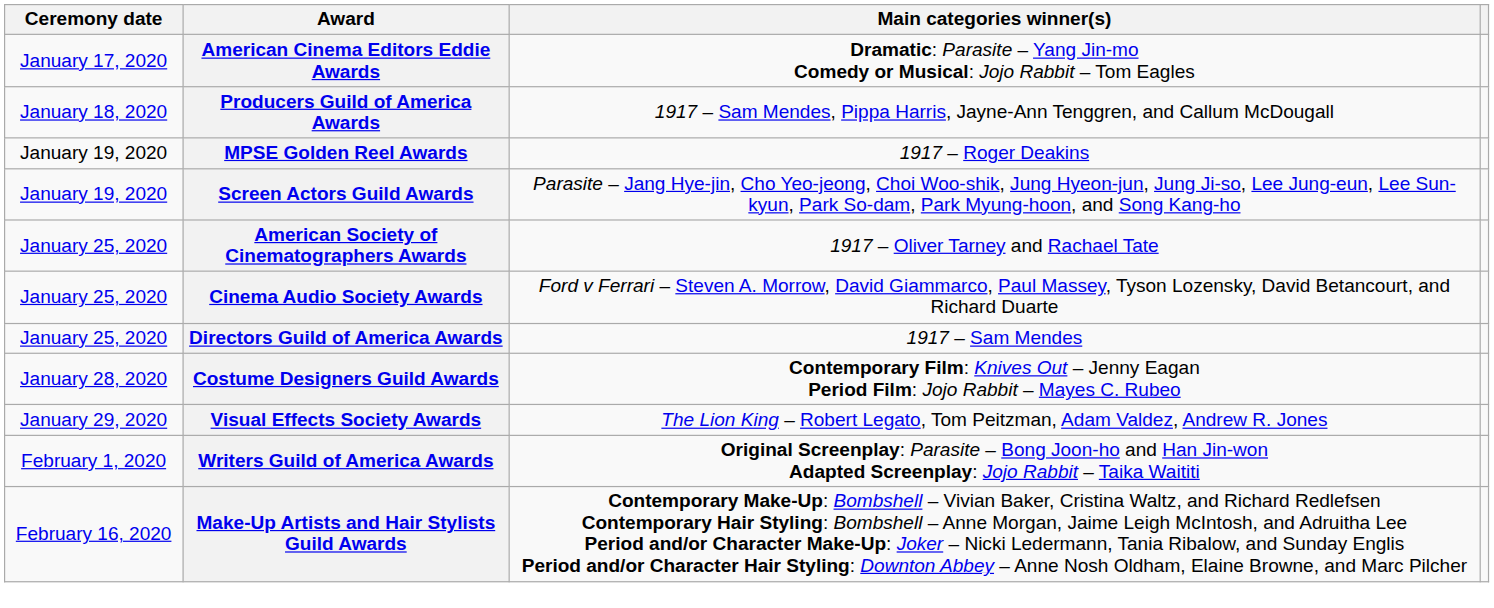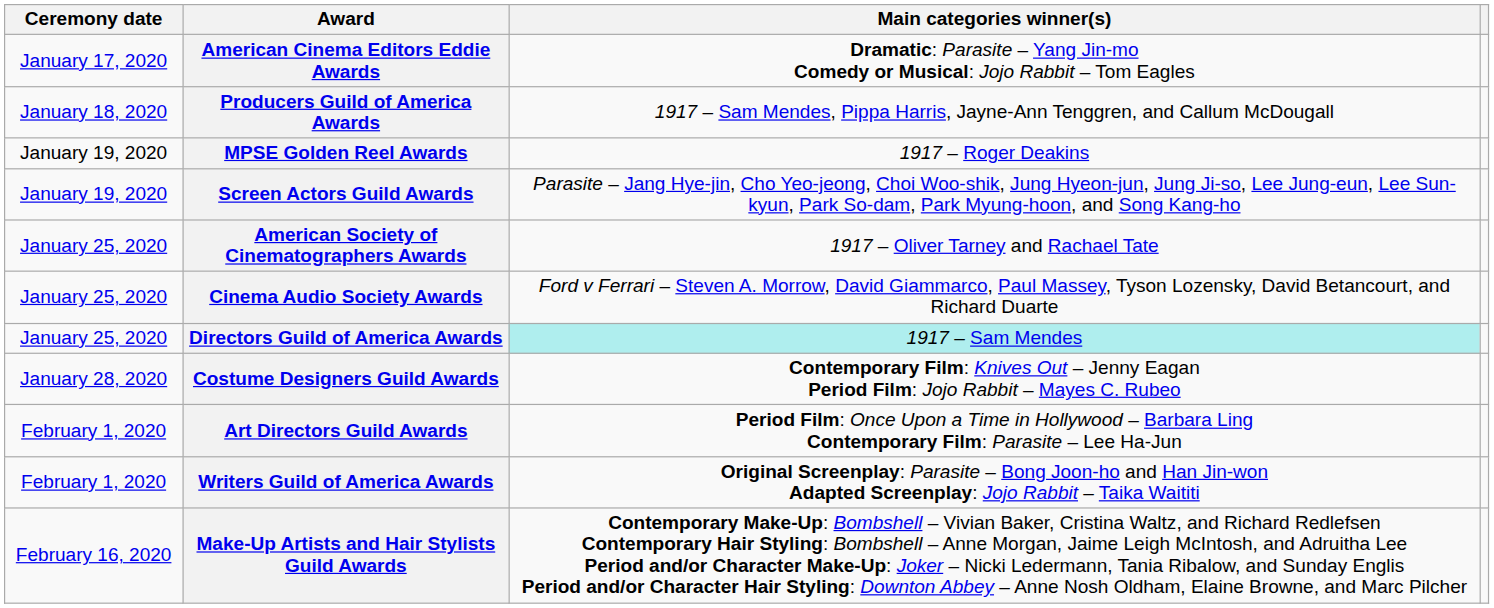(994, 338) no background -> (994, 338) paleturquoise background
- row: (346, 419)
+ row: (346, 430)
